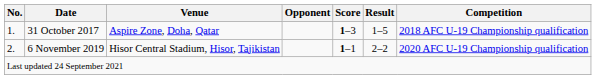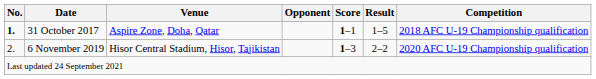(11, 30) normal -> (11, 30) bold
(348, 30) 1–3 -> (348, 30) 1–1
(348, 47) 1–1 -> (348, 47) 1–3
